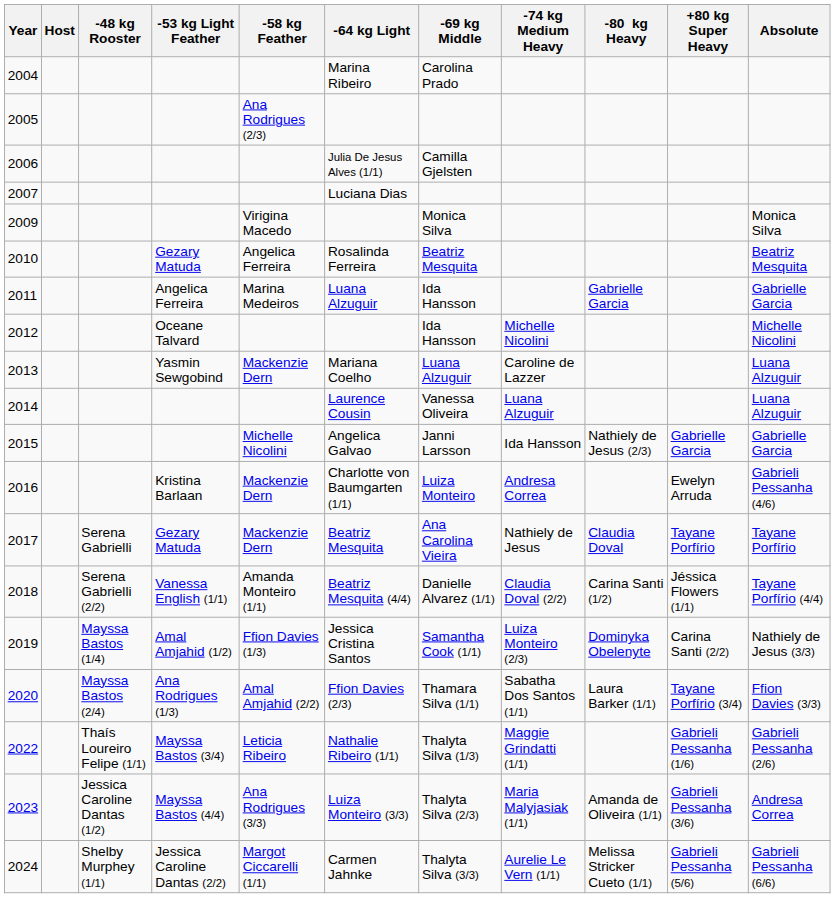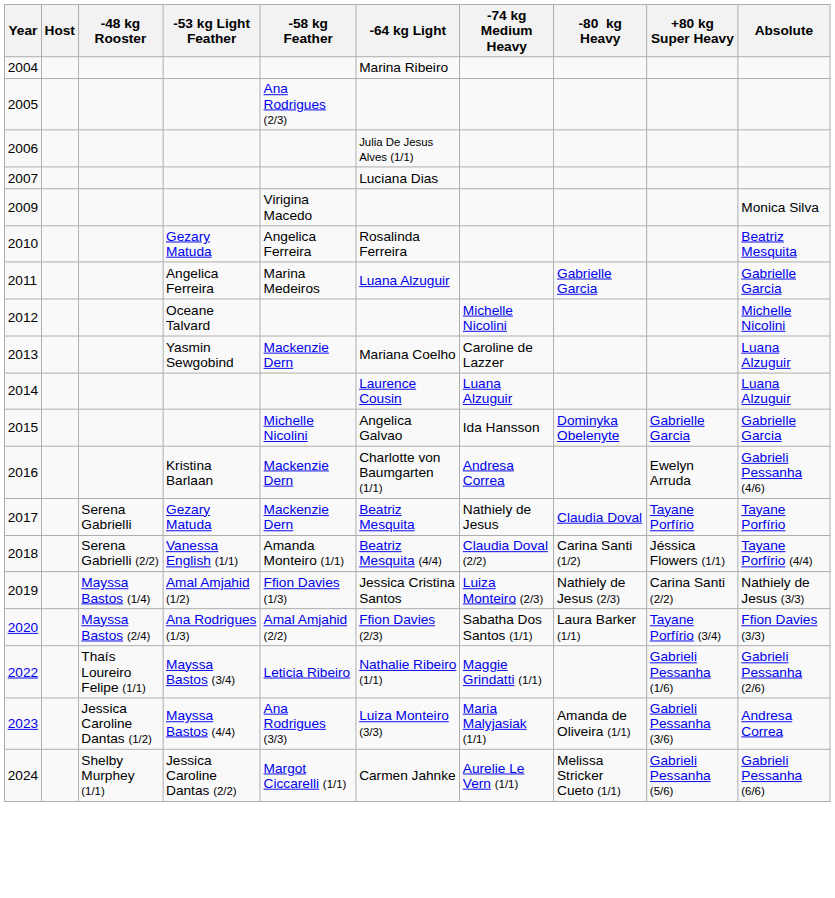- column: (460, 31)
(622, 443) Nathiely de Jesus (2/3) -> (588, 428) Dominyka Obelenyte
(619, 644) Dominyka Obelenyte -> (591, 591) Nathiely de Jesus (2/3)
